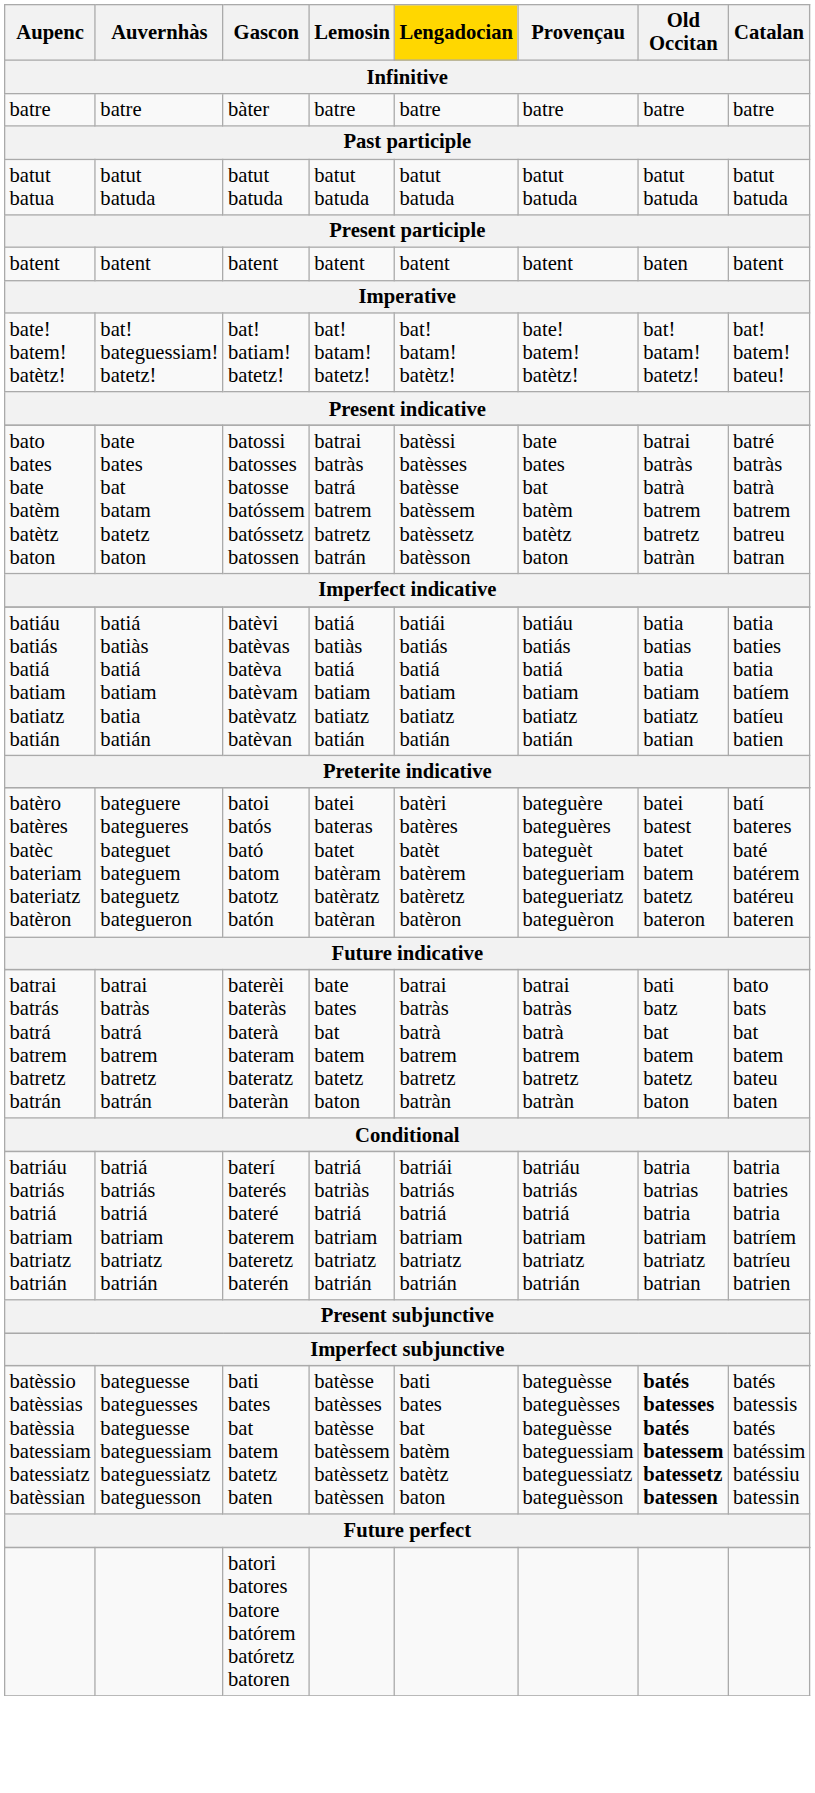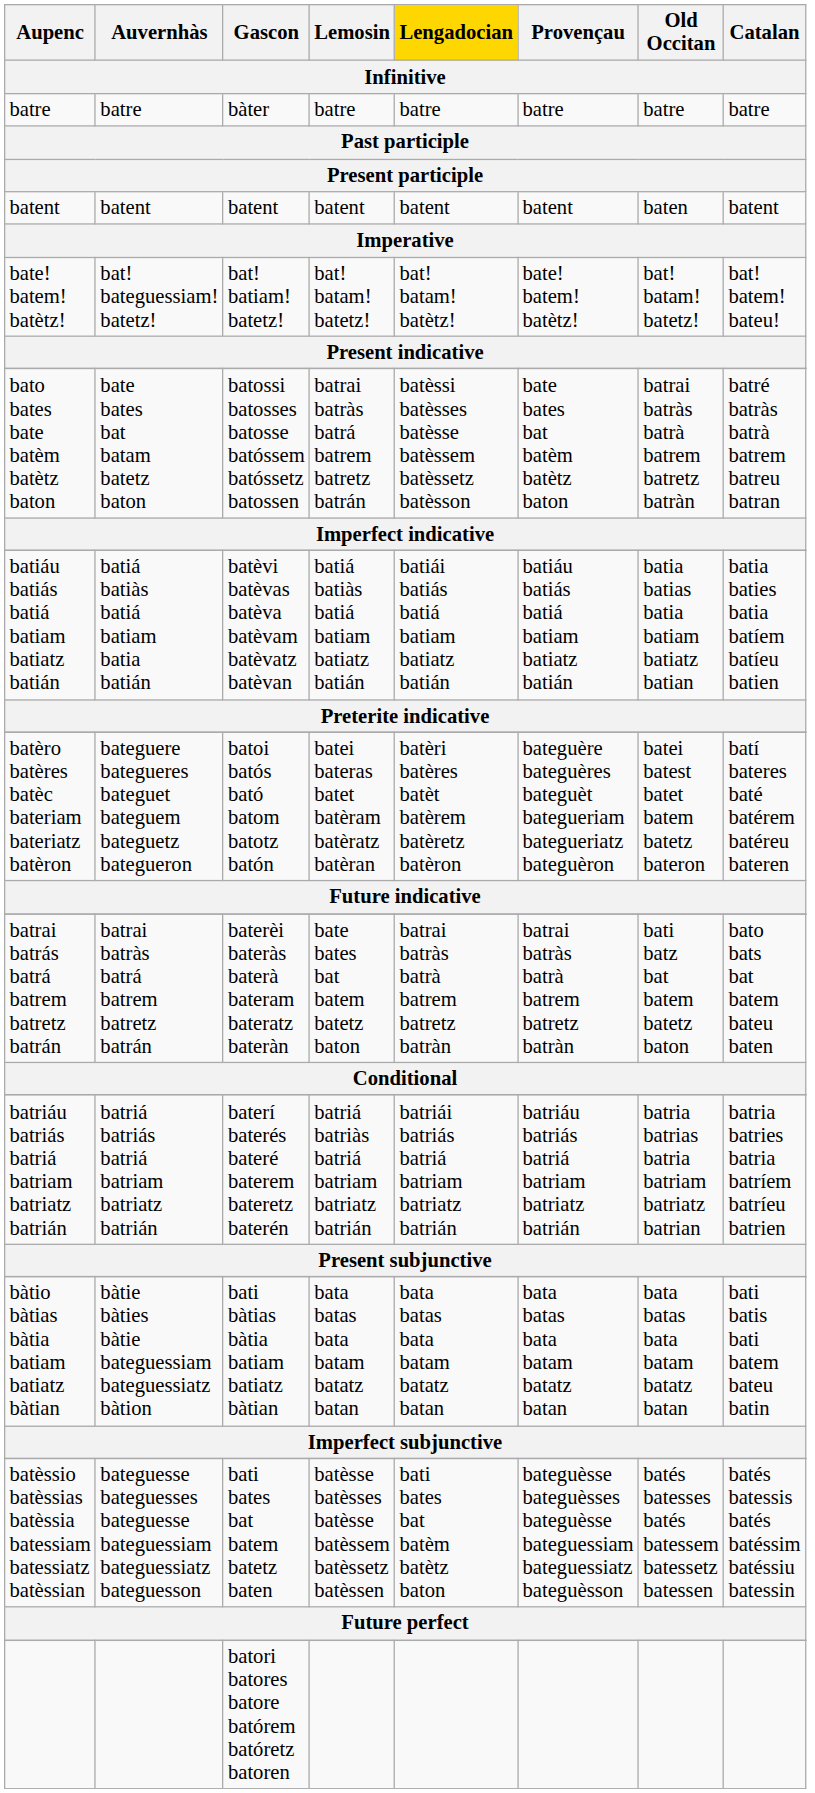- row: (32, 186)
+ row: (37, 1351)
(683, 1439) bold -> (681, 1532) normal
